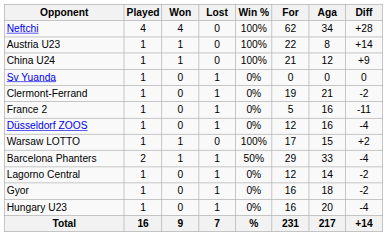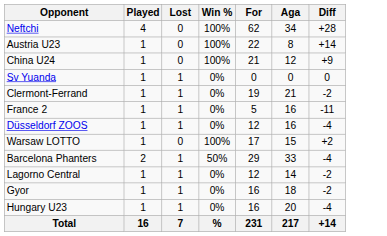- column: (180, 12)
